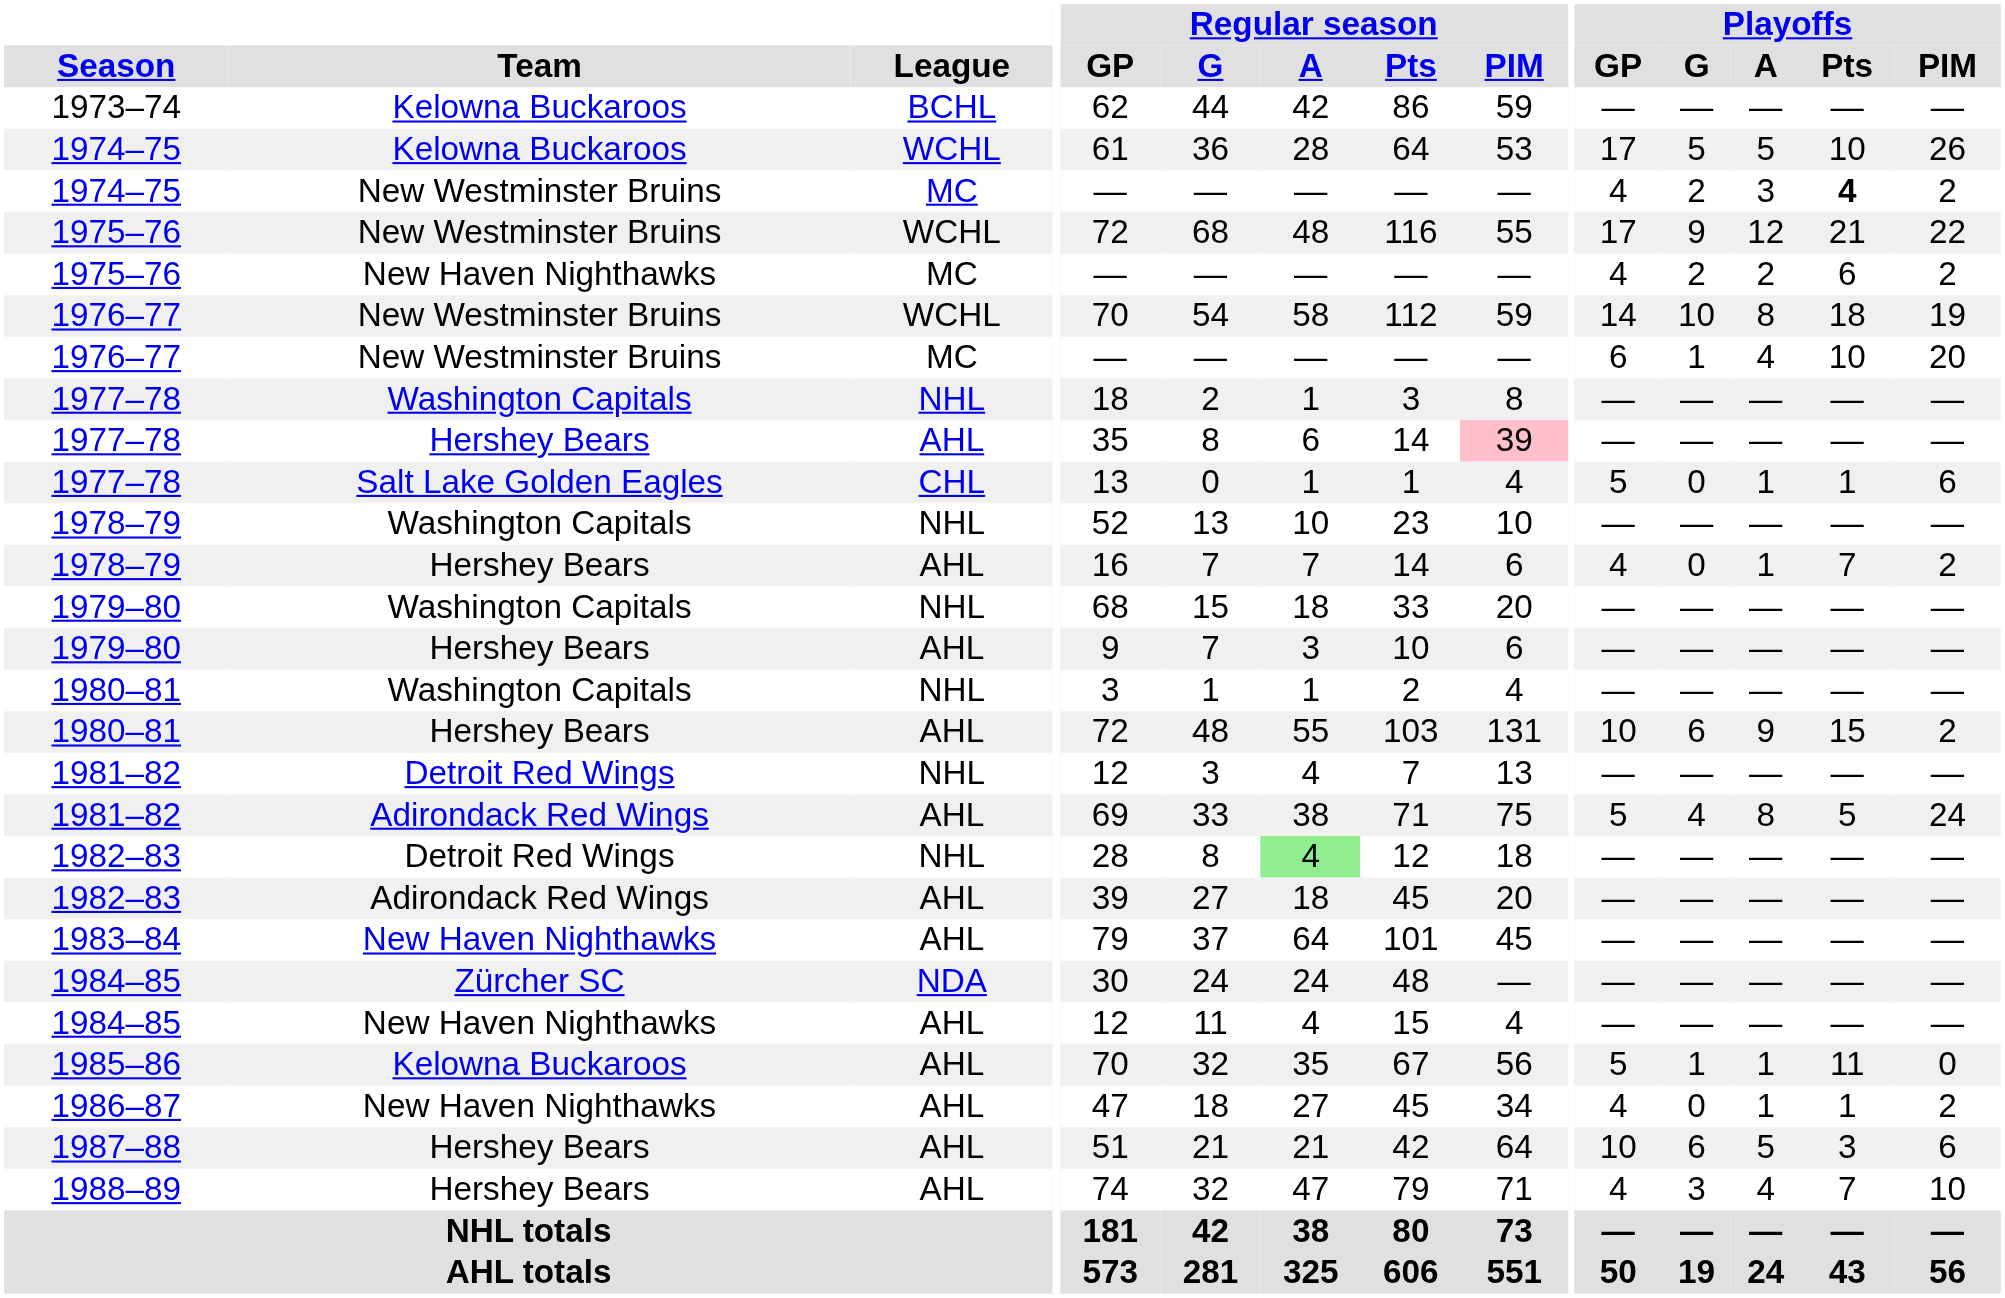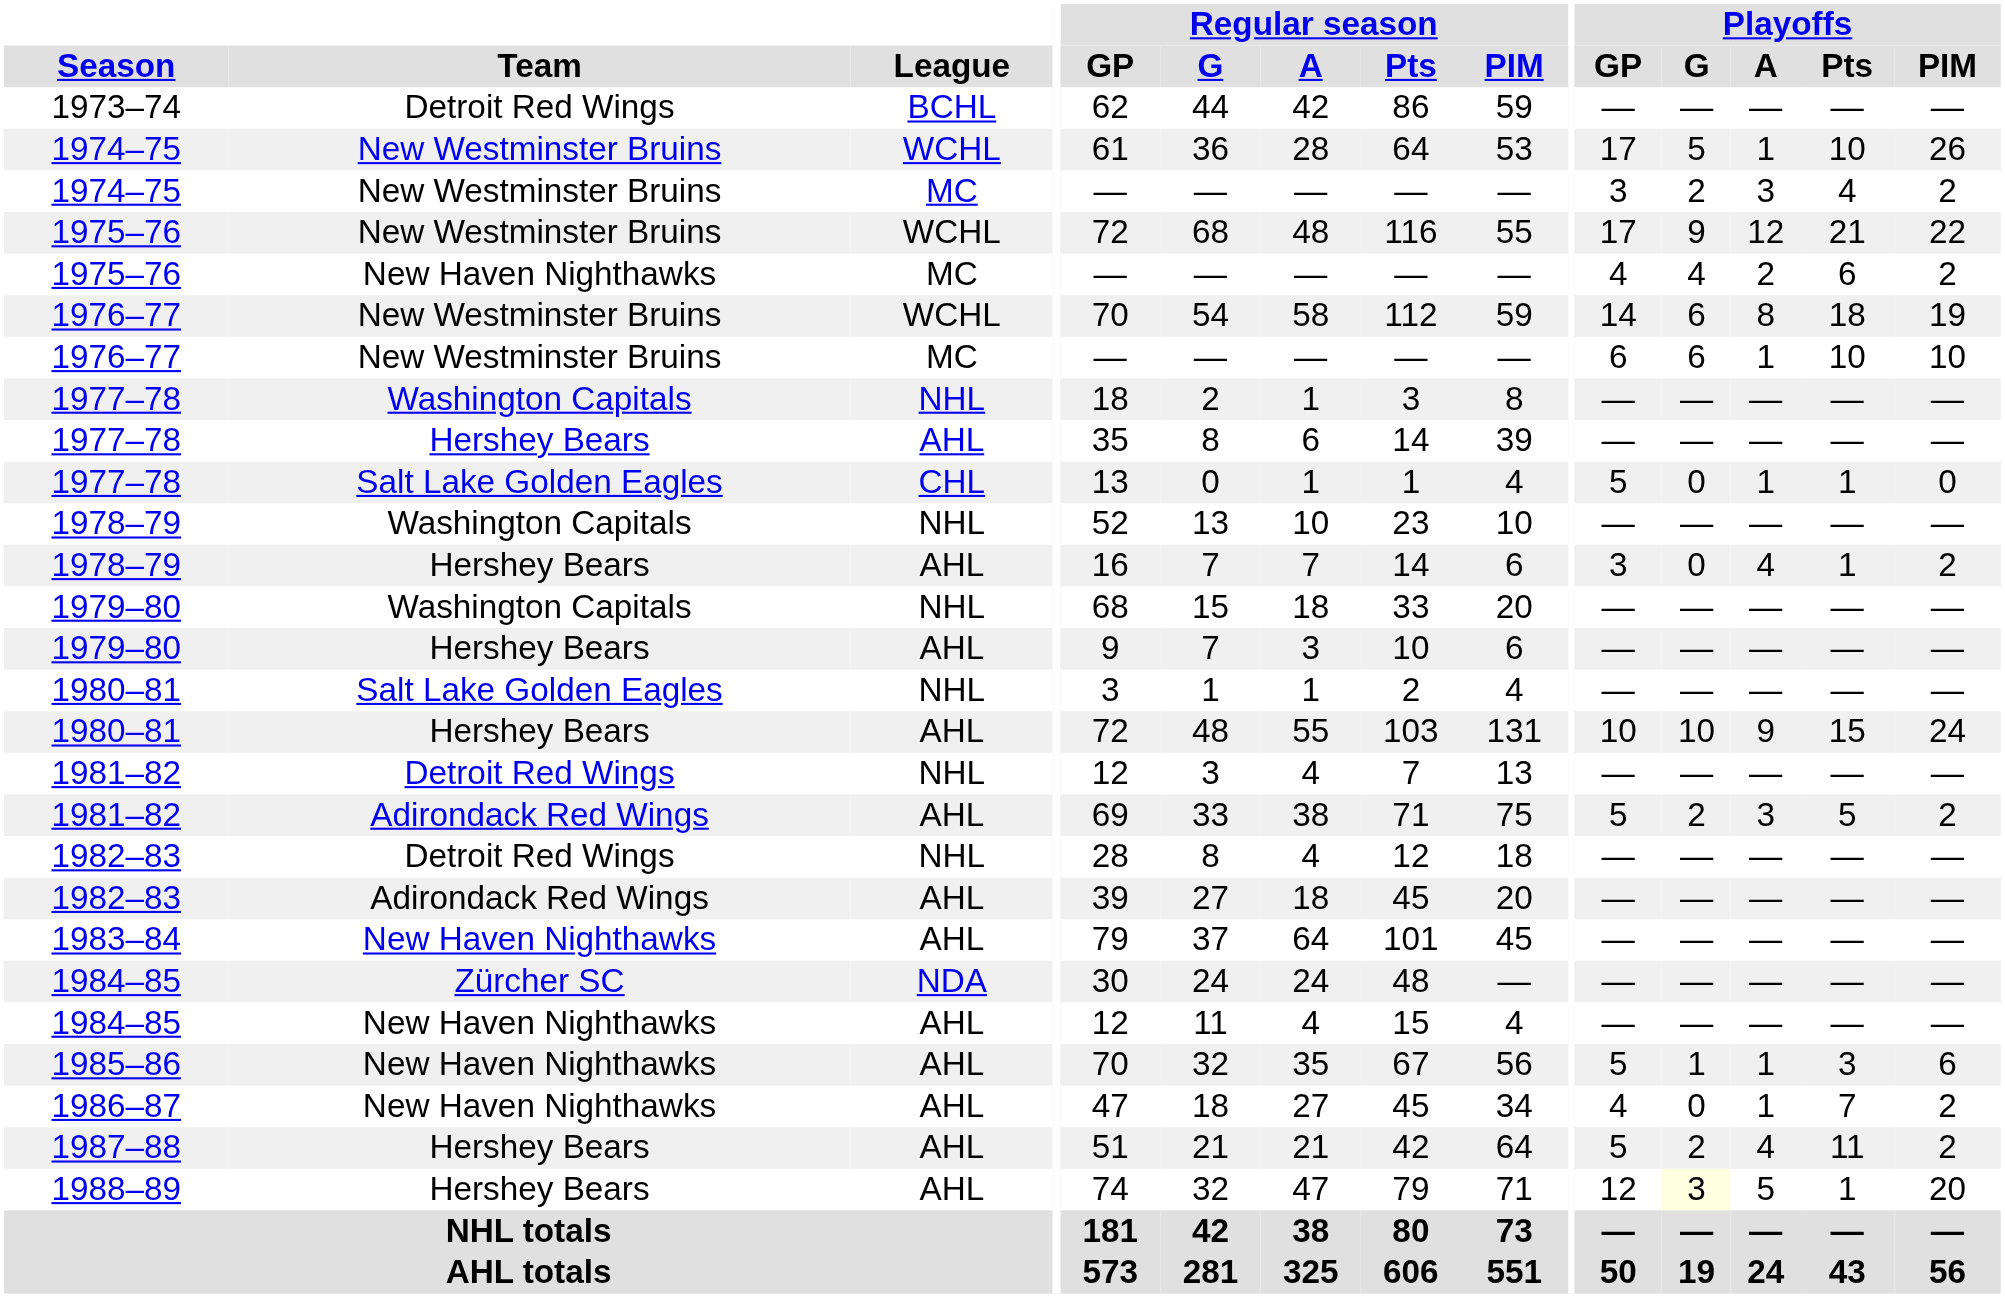(540, 107) Kelowna Buckaroos -> (540, 107) Detroit Red Wings
(540, 149) Kelowna Buckaroos -> (540, 149) New Westminster Bruins
(1766, 149) 5 -> (1766, 149) 1
(1618, 190) 4 -> (1618, 190) 3
(1847, 190) bold -> (1847, 190) normal
(1697, 273) 2 -> (1697, 273) 4
(1697, 315) 10 -> (1697, 315) 6
(1697, 357) 1 -> (1697, 357) 6
(1766, 357) 4 -> (1766, 357) 1
(1948, 357) 20 -> (1948, 357) 10
(1514, 440) pink background -> (1514, 440) no background
(1947, 481) 6 -> (1947, 481) 0
(1618, 565) 4 -> (1618, 565) 3
(1766, 565) 1 -> (1766, 565) 4
(1847, 565) 7 -> (1847, 565) 1
(540, 689) Washington Capitals -> (540, 689) Salt Lake Golden Eagles
(1697, 731) 6 -> (1697, 731) 10
(1947, 731) 2 -> (1948, 731) 24
(1697, 814) 4 -> (1697, 814) 2
(1766, 814) 8 -> (1766, 814) 3
(1948, 814) 24 -> (1947, 814) 2
(1311, 856) lightgreen background -> (1311, 856) no background
(540, 1064) Kelowna Buckaroos -> (540, 1064) New Haven Nighthawks
(1847, 1064) 11 -> (1847, 1064) 3
(1947, 1064) 0 -> (1947, 1064) 6
(1847, 1105) 1 -> (1847, 1105) 7
(1618, 1147) 10 -> (1618, 1147) 5
(1697, 1147) 6 -> (1697, 1147) 2
(1766, 1147) 5 -> (1766, 1147) 4
(1847, 1147) 3 -> (1847, 1147) 11
(1947, 1147) 6 -> (1947, 1147) 2
(1618, 1189) 4 -> (1618, 1189) 12
(1697, 1189) no background -> (1697, 1189) lightyellow background
(1766, 1189) 4 -> (1766, 1189) 5
(1847, 1189) 7 -> (1847, 1189) 1
(1948, 1189) 10 -> (1948, 1189) 20
